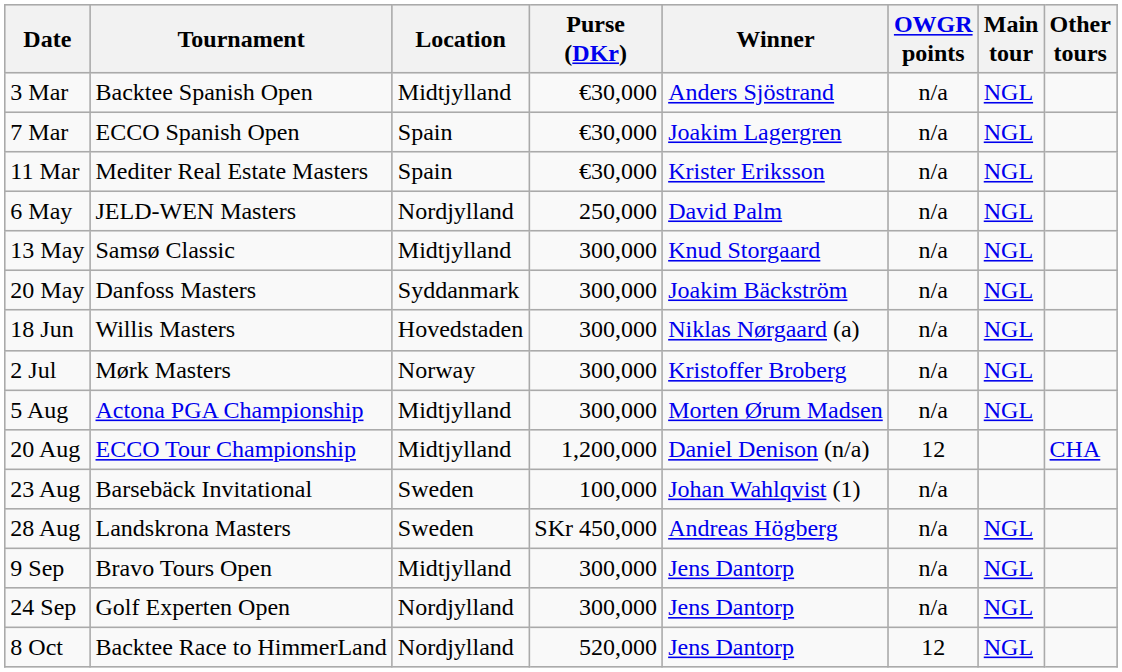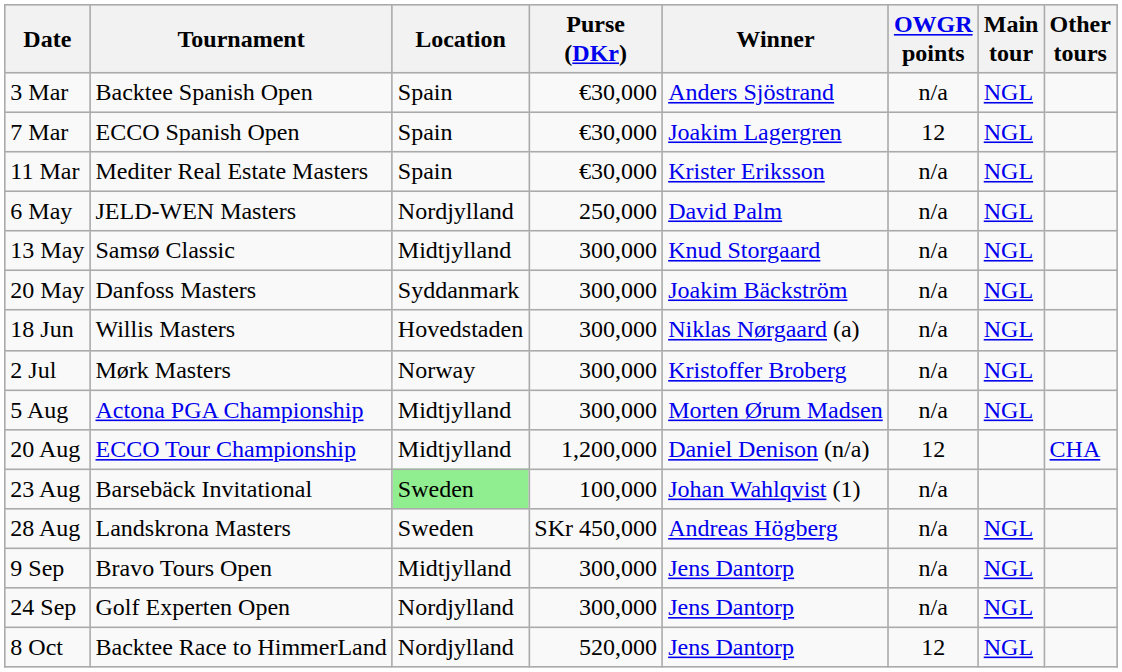(455, 92) Midtjylland -> (425, 92) Spain
(933, 132) n/a -> (933, 132) 12
(436, 488) no background -> (436, 488) lightgreen background
